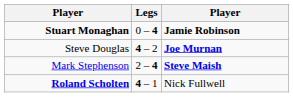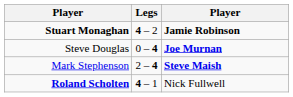(147, 30) 0 – 4 -> (147, 30) 4 – 2
(147, 48) 4 – 2 -> (147, 48) 0 – 4
